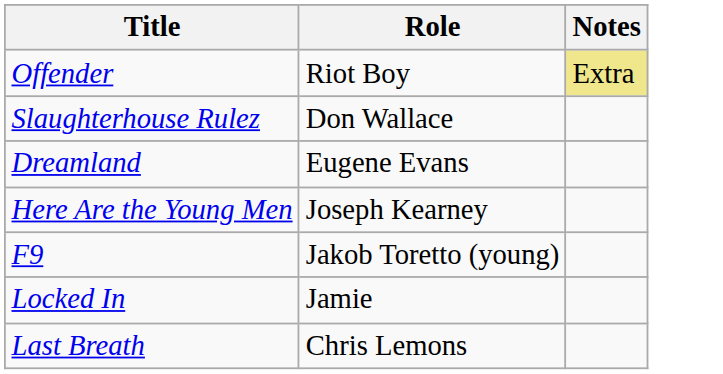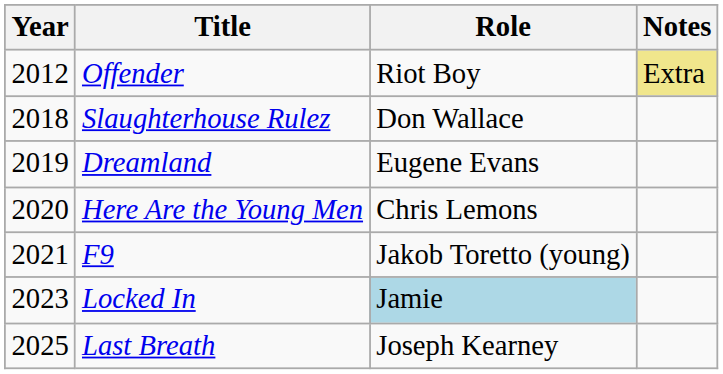+ column: (40, 27)
(397, 208) Joseph Kearney -> (457, 208) Chris Lemons
(339, 299) no background -> (410, 299) lightblue background
(387, 345) Chris Lemons -> (467, 345) Joseph Kearney
